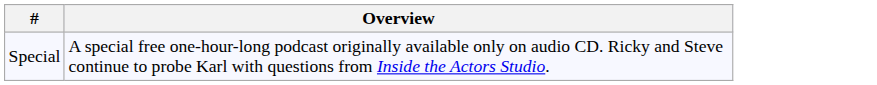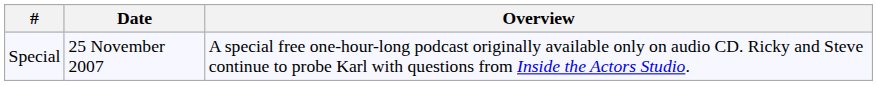+ column: (135, 18)
